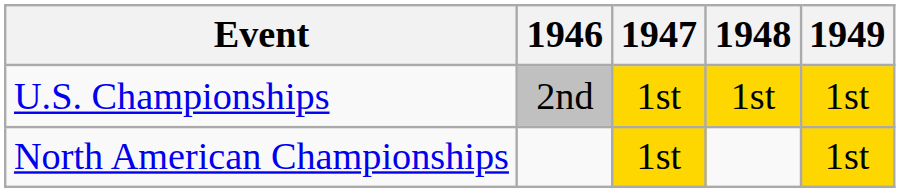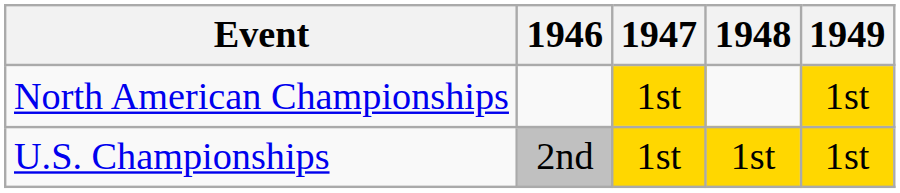rows swapped: (261, 156) <-> (172, 95)
